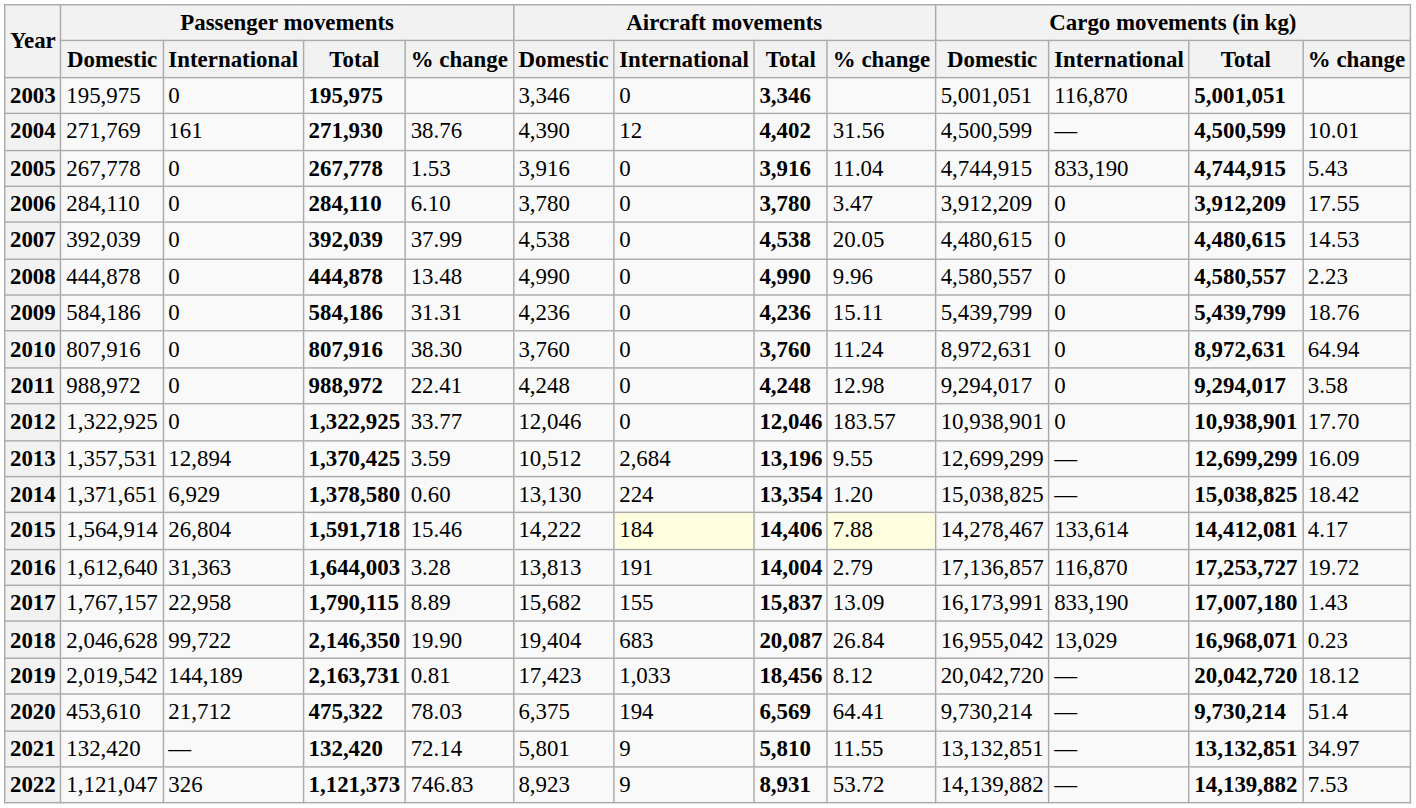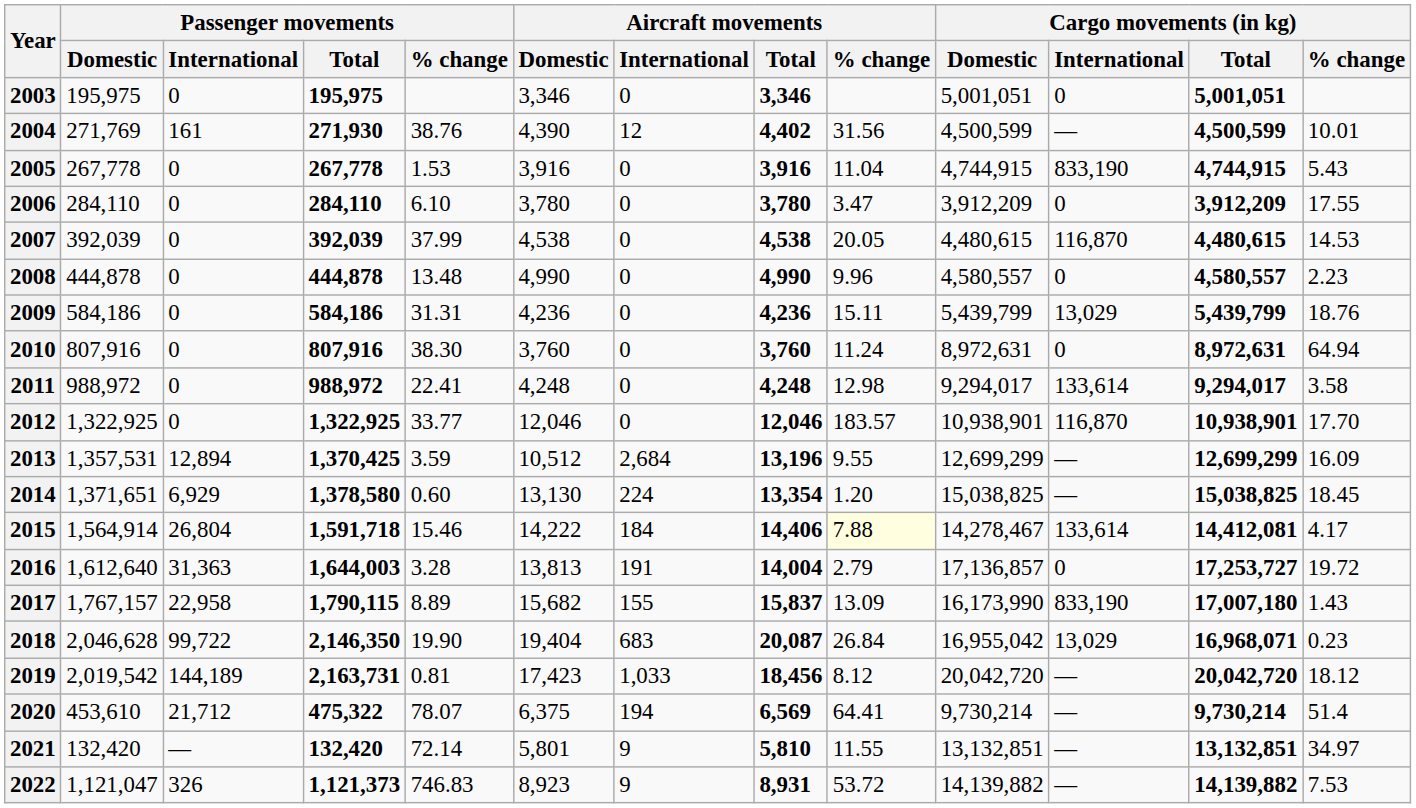(1091, 95) 116,870 -> (1060, 95) 0
(1060, 240) 0 -> (1091, 240) 116,870
(1060, 312) 0 -> (1086, 312) 13,029
(1060, 385) 0 -> (1091, 385) 133,614
(1060, 421) 0 -> (1091, 421) 116,870
(1334, 494) 18.42 -> (1334, 494) 18.45
(636, 530) lightyellow background -> (636, 530) no background
(1091, 566) 116,870 -> (1060, 566) 0
(992, 603) 16,173,991 -> (992, 603) 16,173,990
(436, 712) 78.03 -> (436, 712) 78.07
